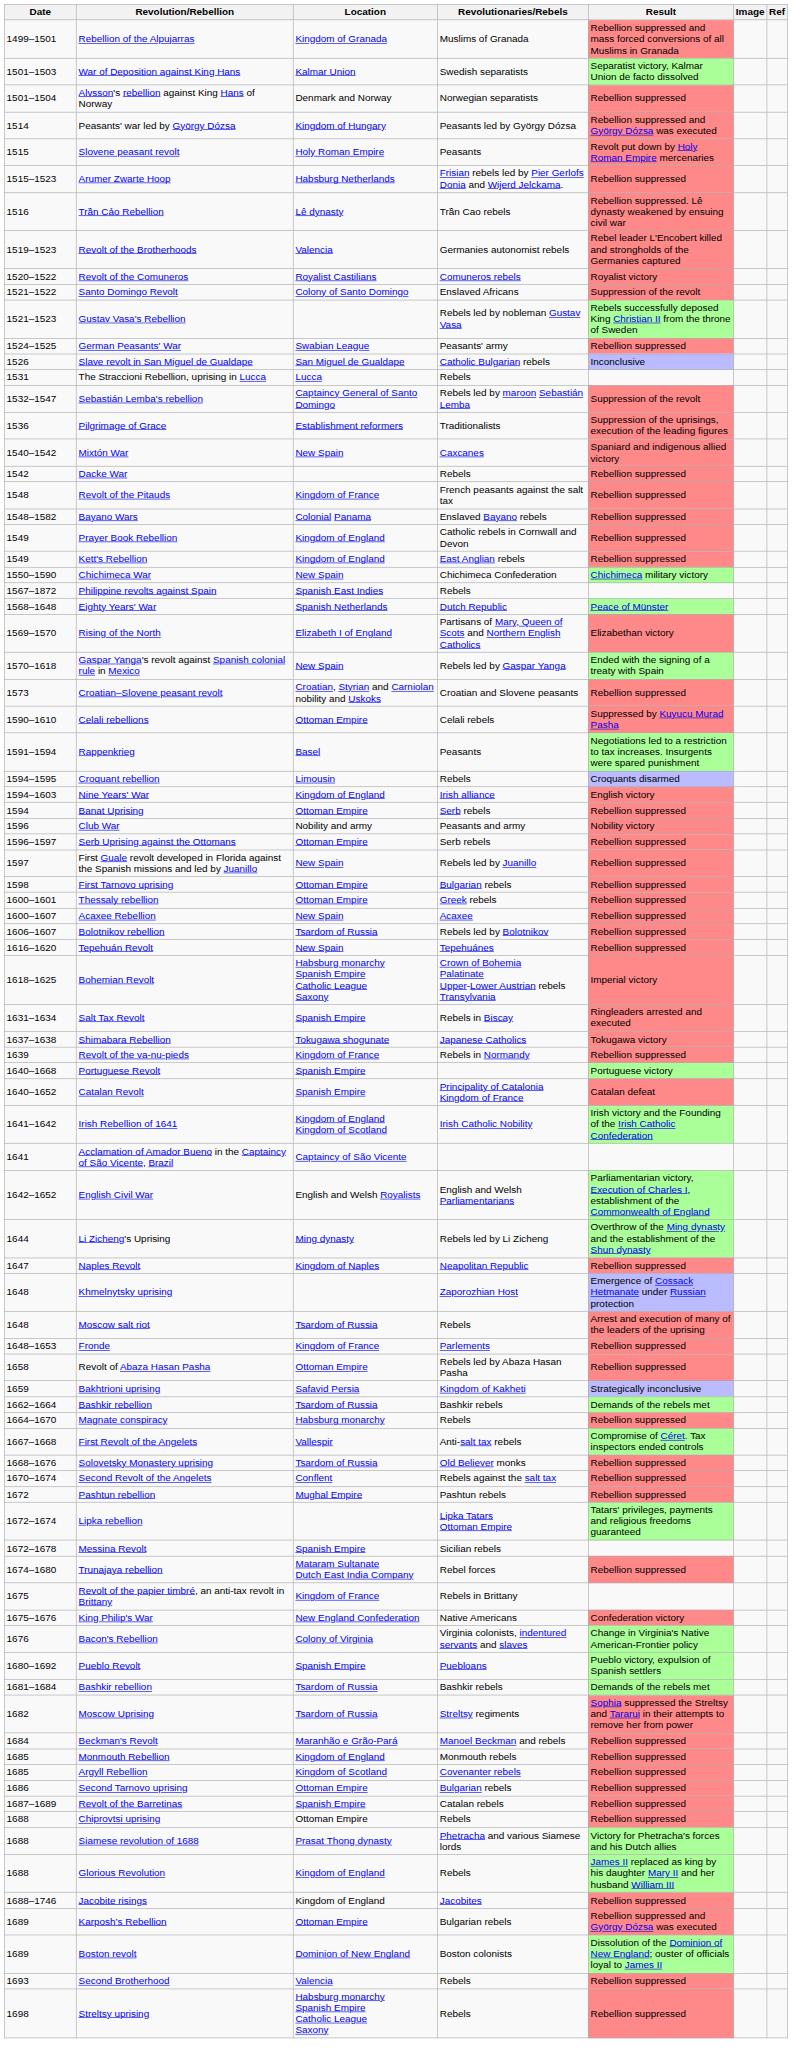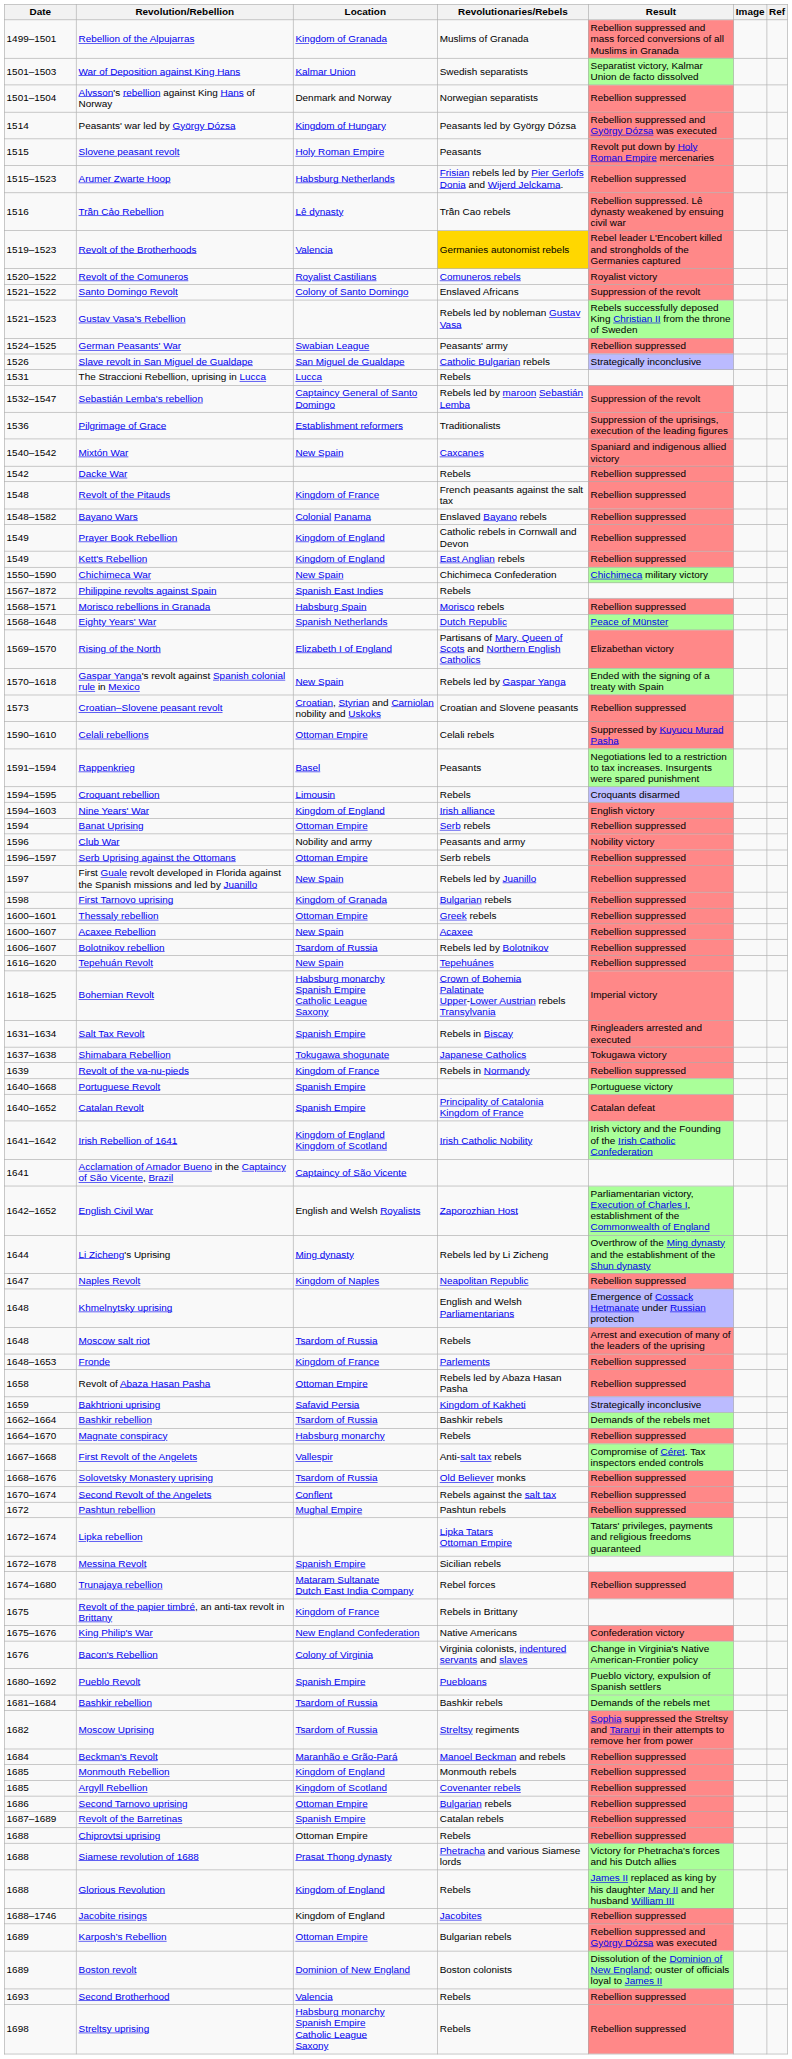(505, 249) no background -> (505, 249) gold background
(618, 361) Inconclusive -> (646, 361) Strategically inconclusive
+ row: (31, 606)
(332, 884) Ottoman Empire -> (341, 900) Kingdom of Granada
(481, 1195) English and Welsh Parliamentarians -> (479, 1210) Zaporozhian Host
(479, 1292) Zaporozhian Host -> (481, 1308) English and Welsh Parliamentarians
